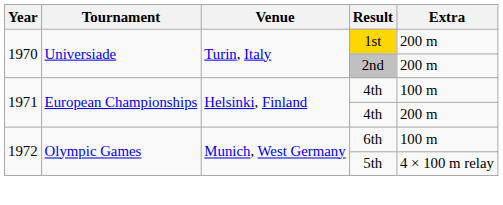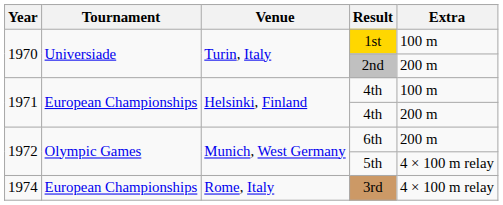(419, 41) 200 m -> (419, 41) 100 m
(419, 139) 100 m -> (419, 139) 200 m
+ row: (23, 188)
